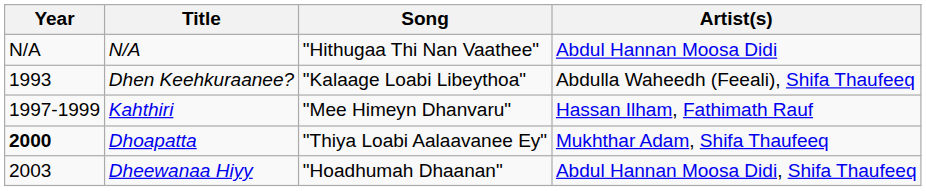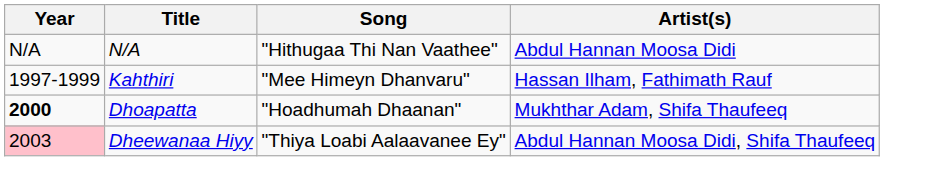- row: (201, 79)
(425, 140) "Thiya Loabi Aalaavanee Ey" -> (361, 110) "Hoadhumah Dhaanan"
(30, 170) no background -> (30, 140) pink background
(403, 170) "Hoadhumah Dhaanan" -> (384, 140) "Thiya Loabi Aalaavanee Ey"
